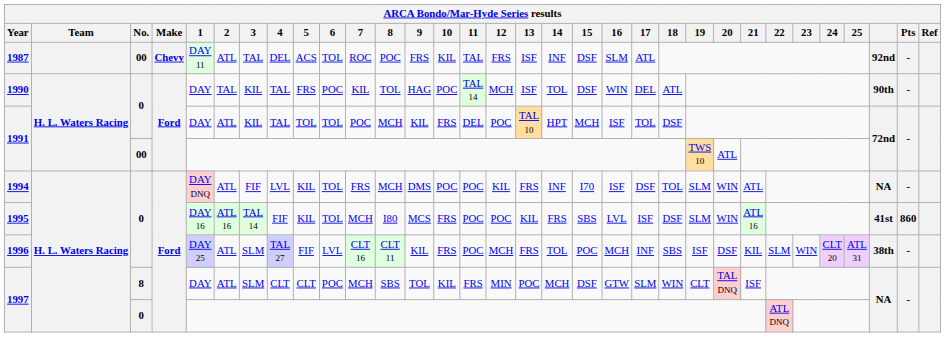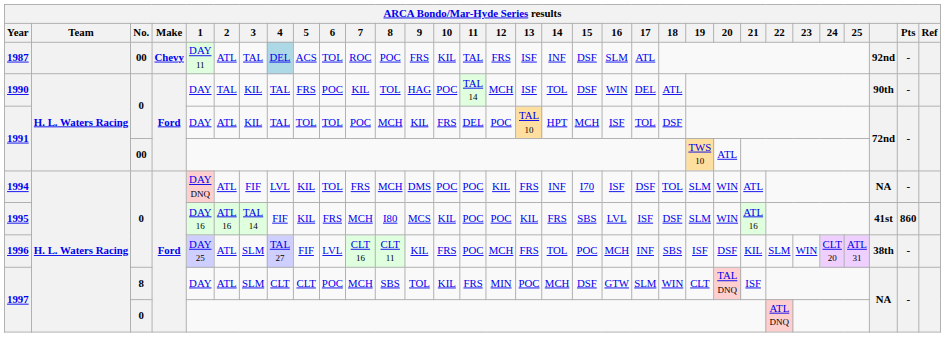(280, 58) no background -> (280, 58) lightblue background
(332, 219) TOL -> (332, 219) FRS
(447, 219) FRS -> (447, 219) KIL
